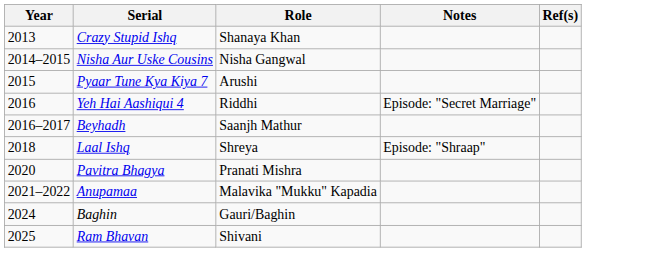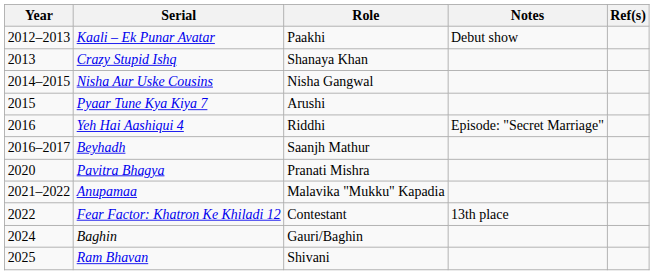+ row: (146, 37)
- row: (103, 147)
+ row: (179, 214)
